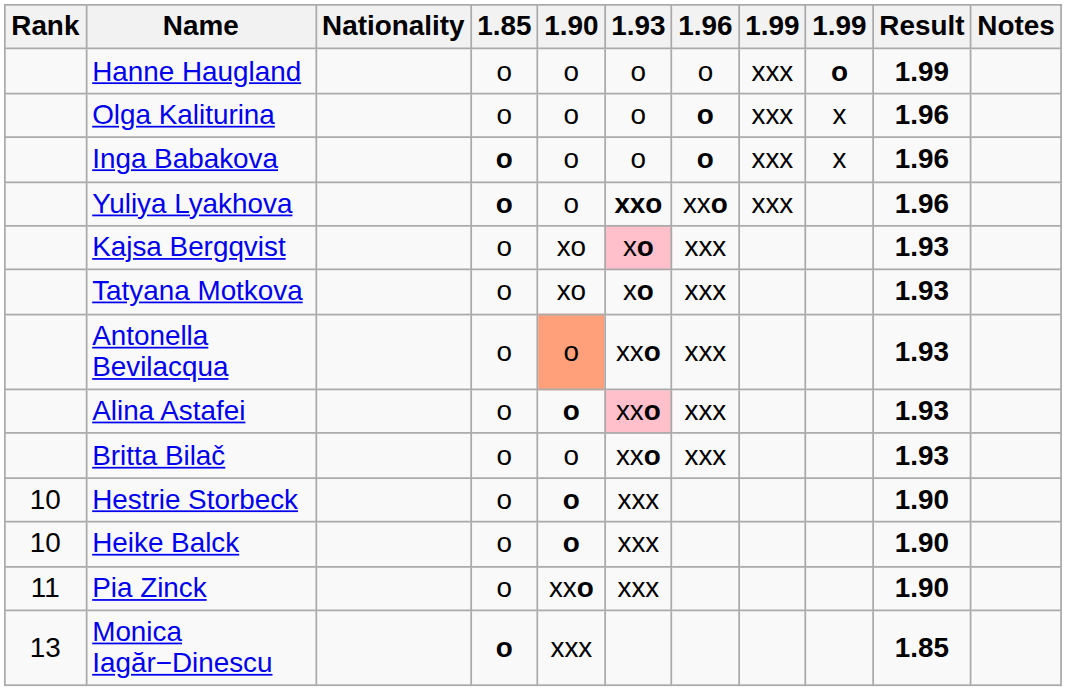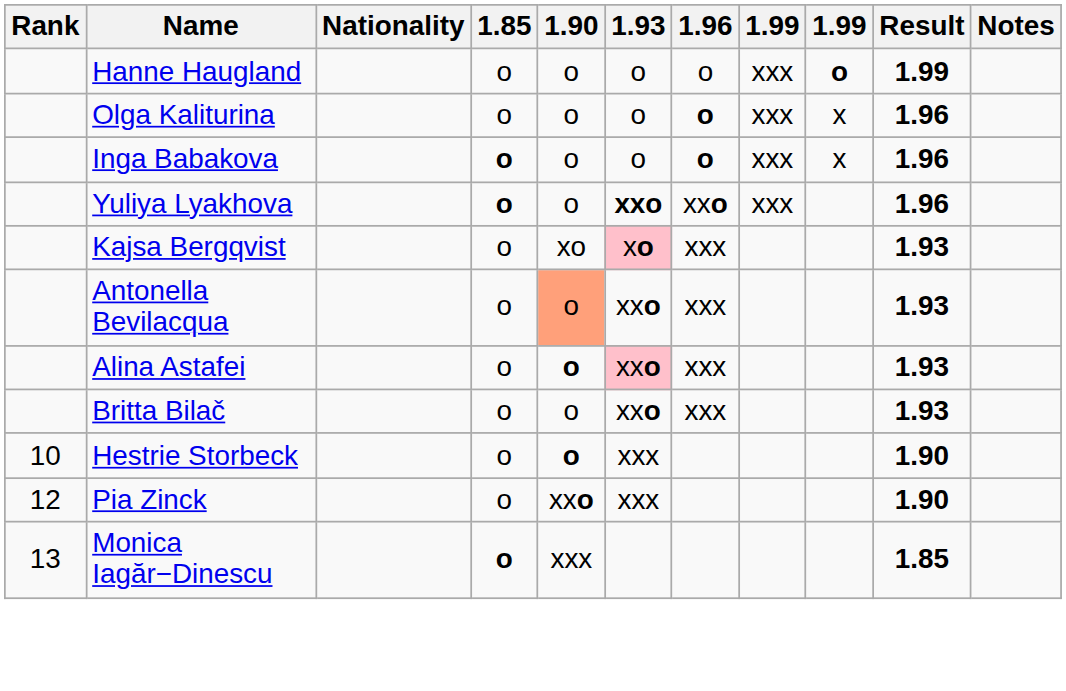- row: (197, 291)
- row: (166, 543)
(45, 587) 11 -> (45, 499) 12
